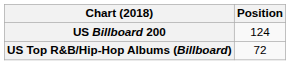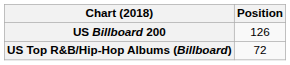(260, 32) 124 -> (260, 32) 126
